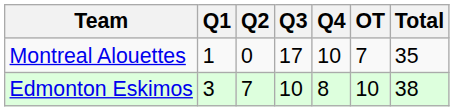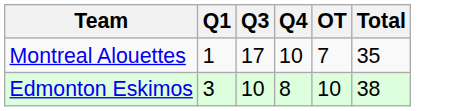- column: (255, 21)
